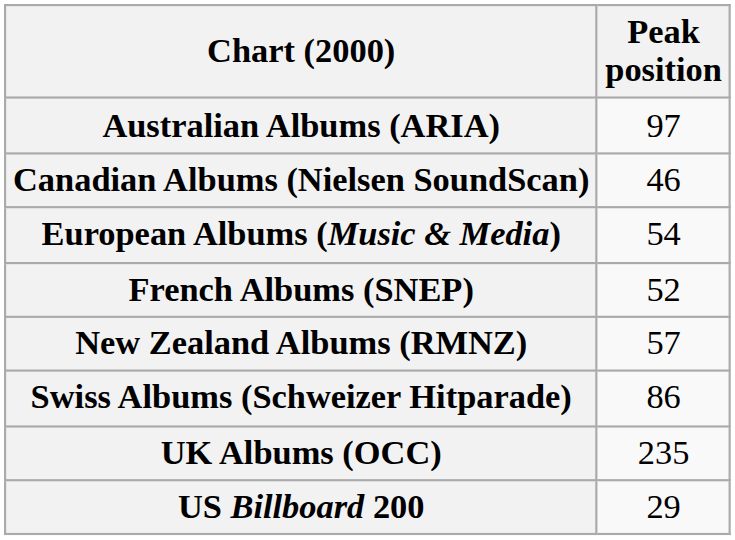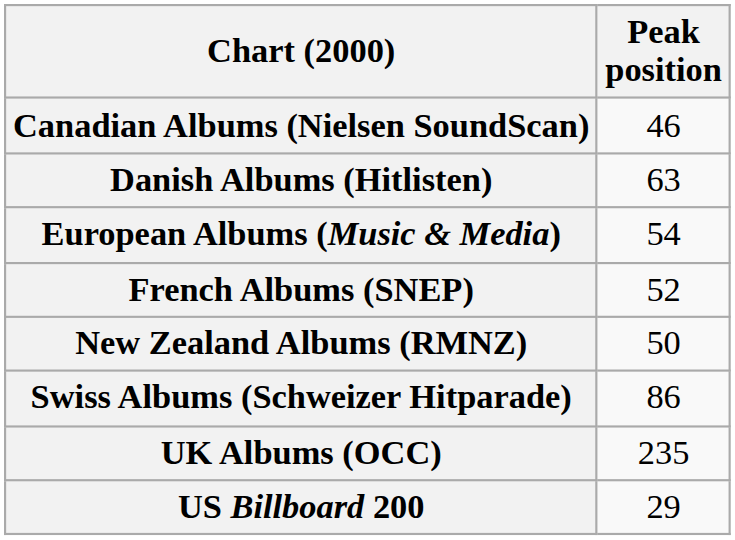- row: (301, 125)
+ row: (301, 179)
(664, 343) 57 -> (664, 343) 50
